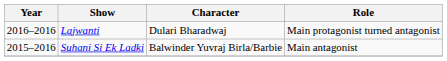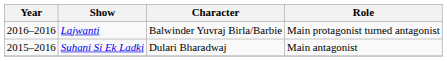(188, 30) Dulari Bharadwaj -> (216, 30) Balwinder Yuvraj Birla/Barbie
(216, 47) Balwinder Yuvraj Birla/Barbie -> (188, 47) Dulari Bharadwaj
